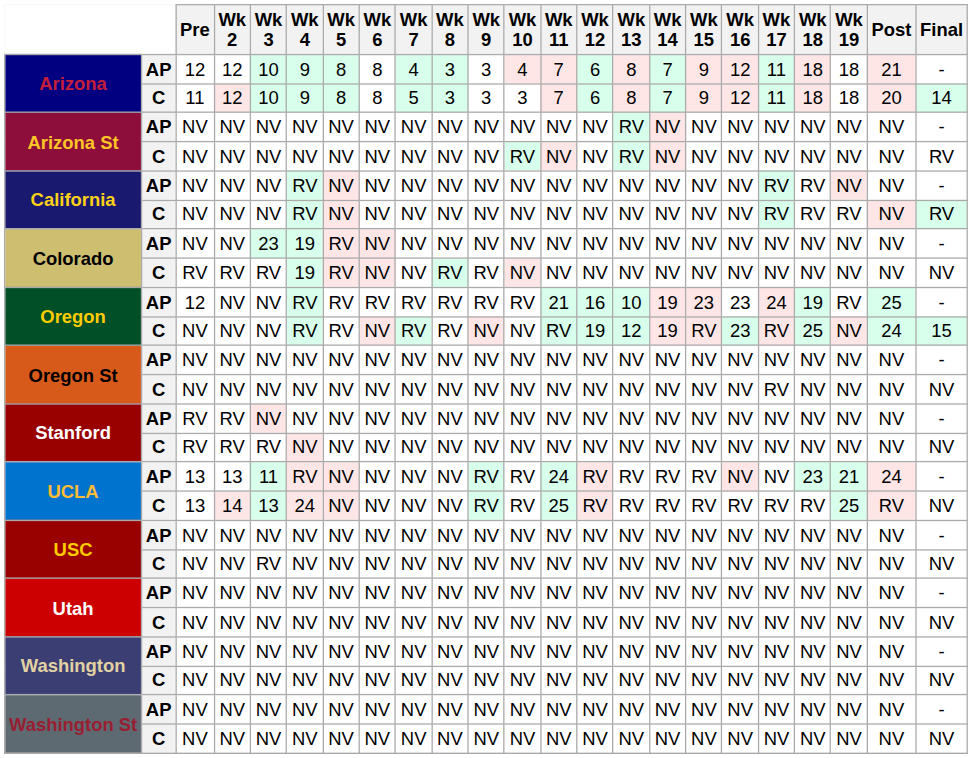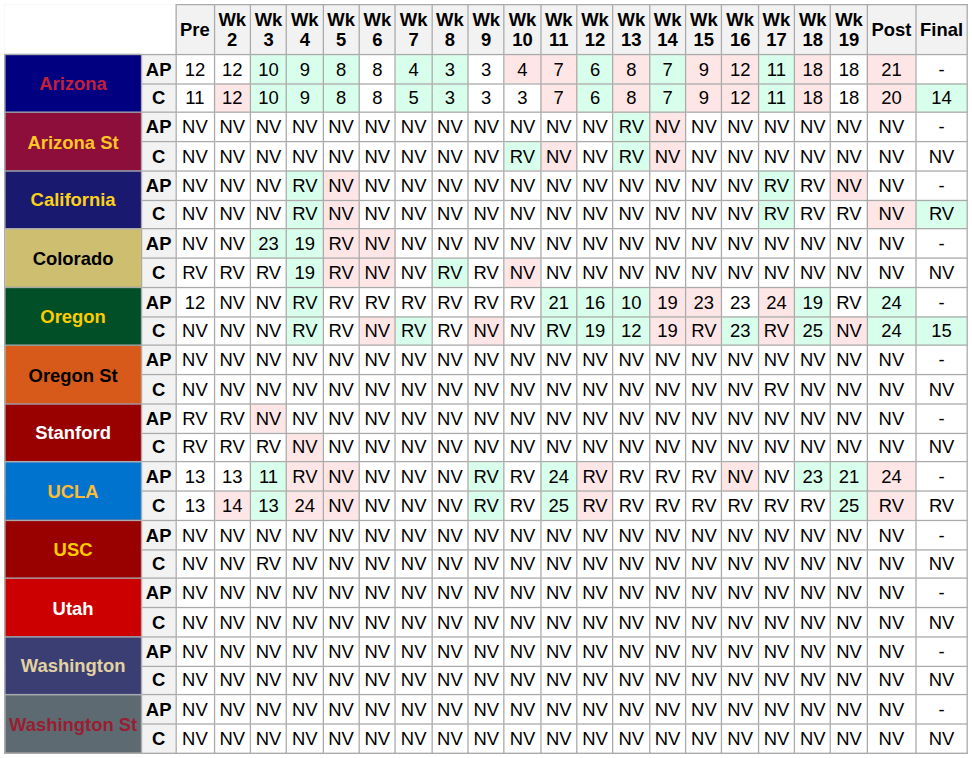(942, 157) RV -> (942, 157) NV
(891, 302) 25 -> (891, 302) 24
(942, 506) NV -> (942, 506) RV
